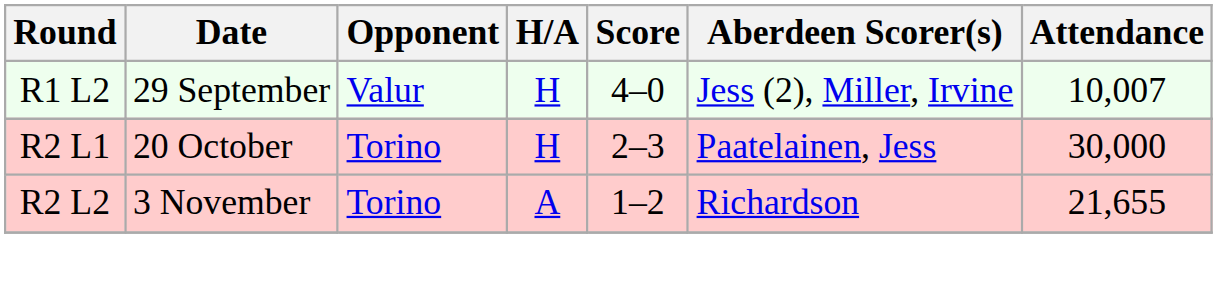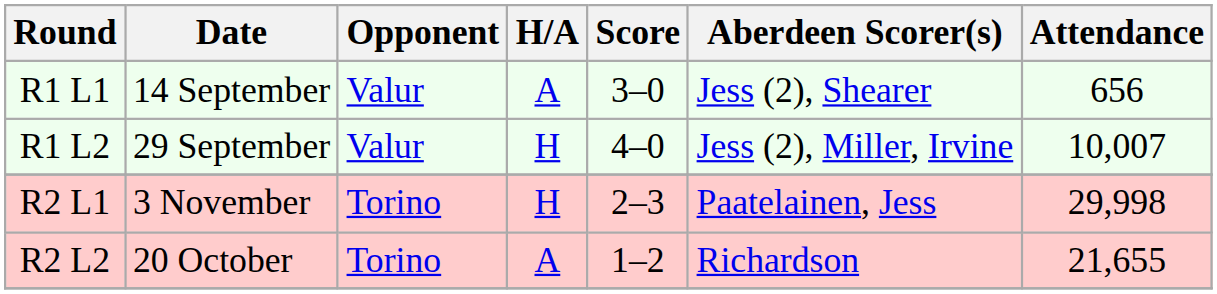+ row: (65, 89)
(213, 145) 20 October -> (222, 202) 3 November
(1117, 145) 30,000 -> (1117, 202) 29,998
(222, 202) 3 November -> (213, 259) 20 October
